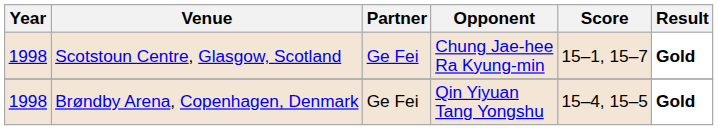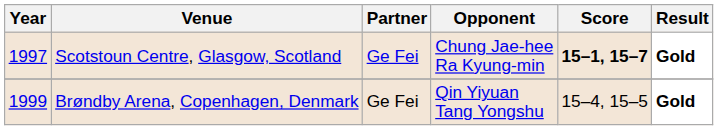(28, 56) 1998 -> (28, 56) 1997
(605, 56) normal -> (605, 56) bold
(28, 102) 1998 -> (28, 102) 1999
